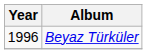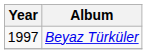(23, 37) 1996 -> (23, 37) 1997
